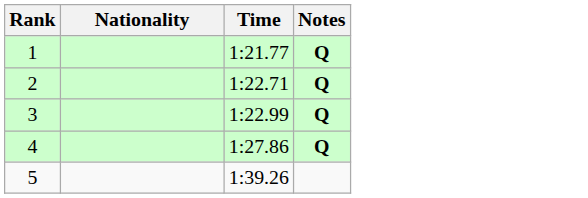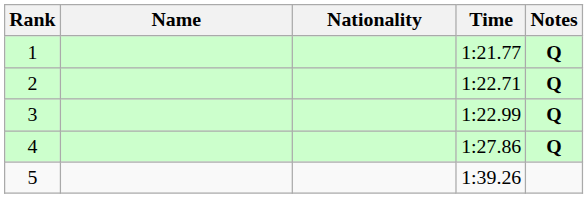+ column: (176, 20)
